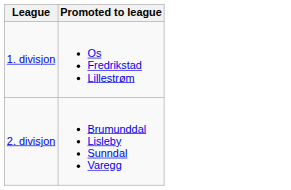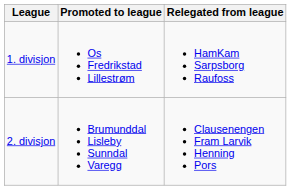+ column: (225, 13)
